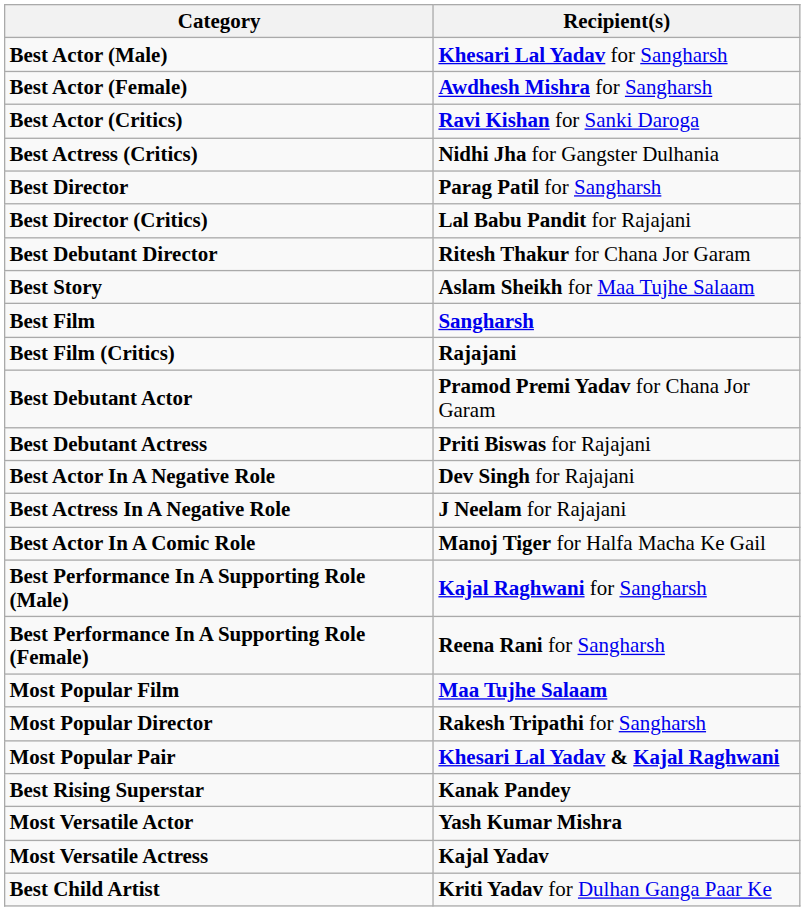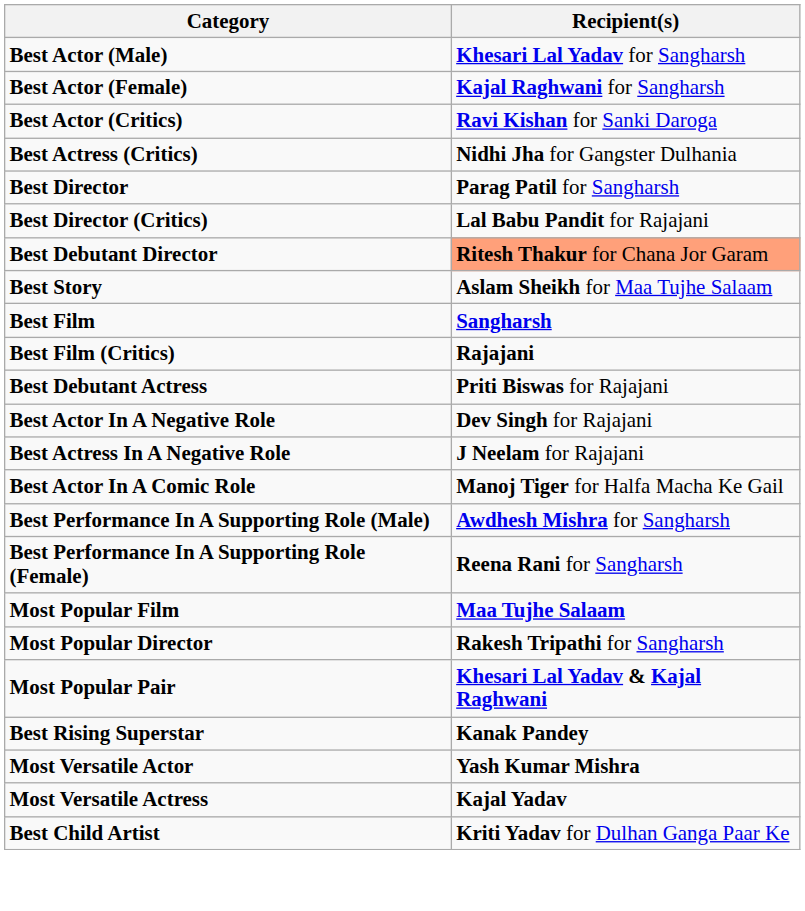(575, 87) Awdhesh Mishra for Sangharsh -> (590, 87) Kajal Raghwani for Sangharsh
(595, 253) no background -> (612, 253) lightsalmon background
- row: (101, 398)
(573, 588) Kajal Raghwani for Sangharsh -> (593, 519) Awdhesh Mishra for Sangharsh
